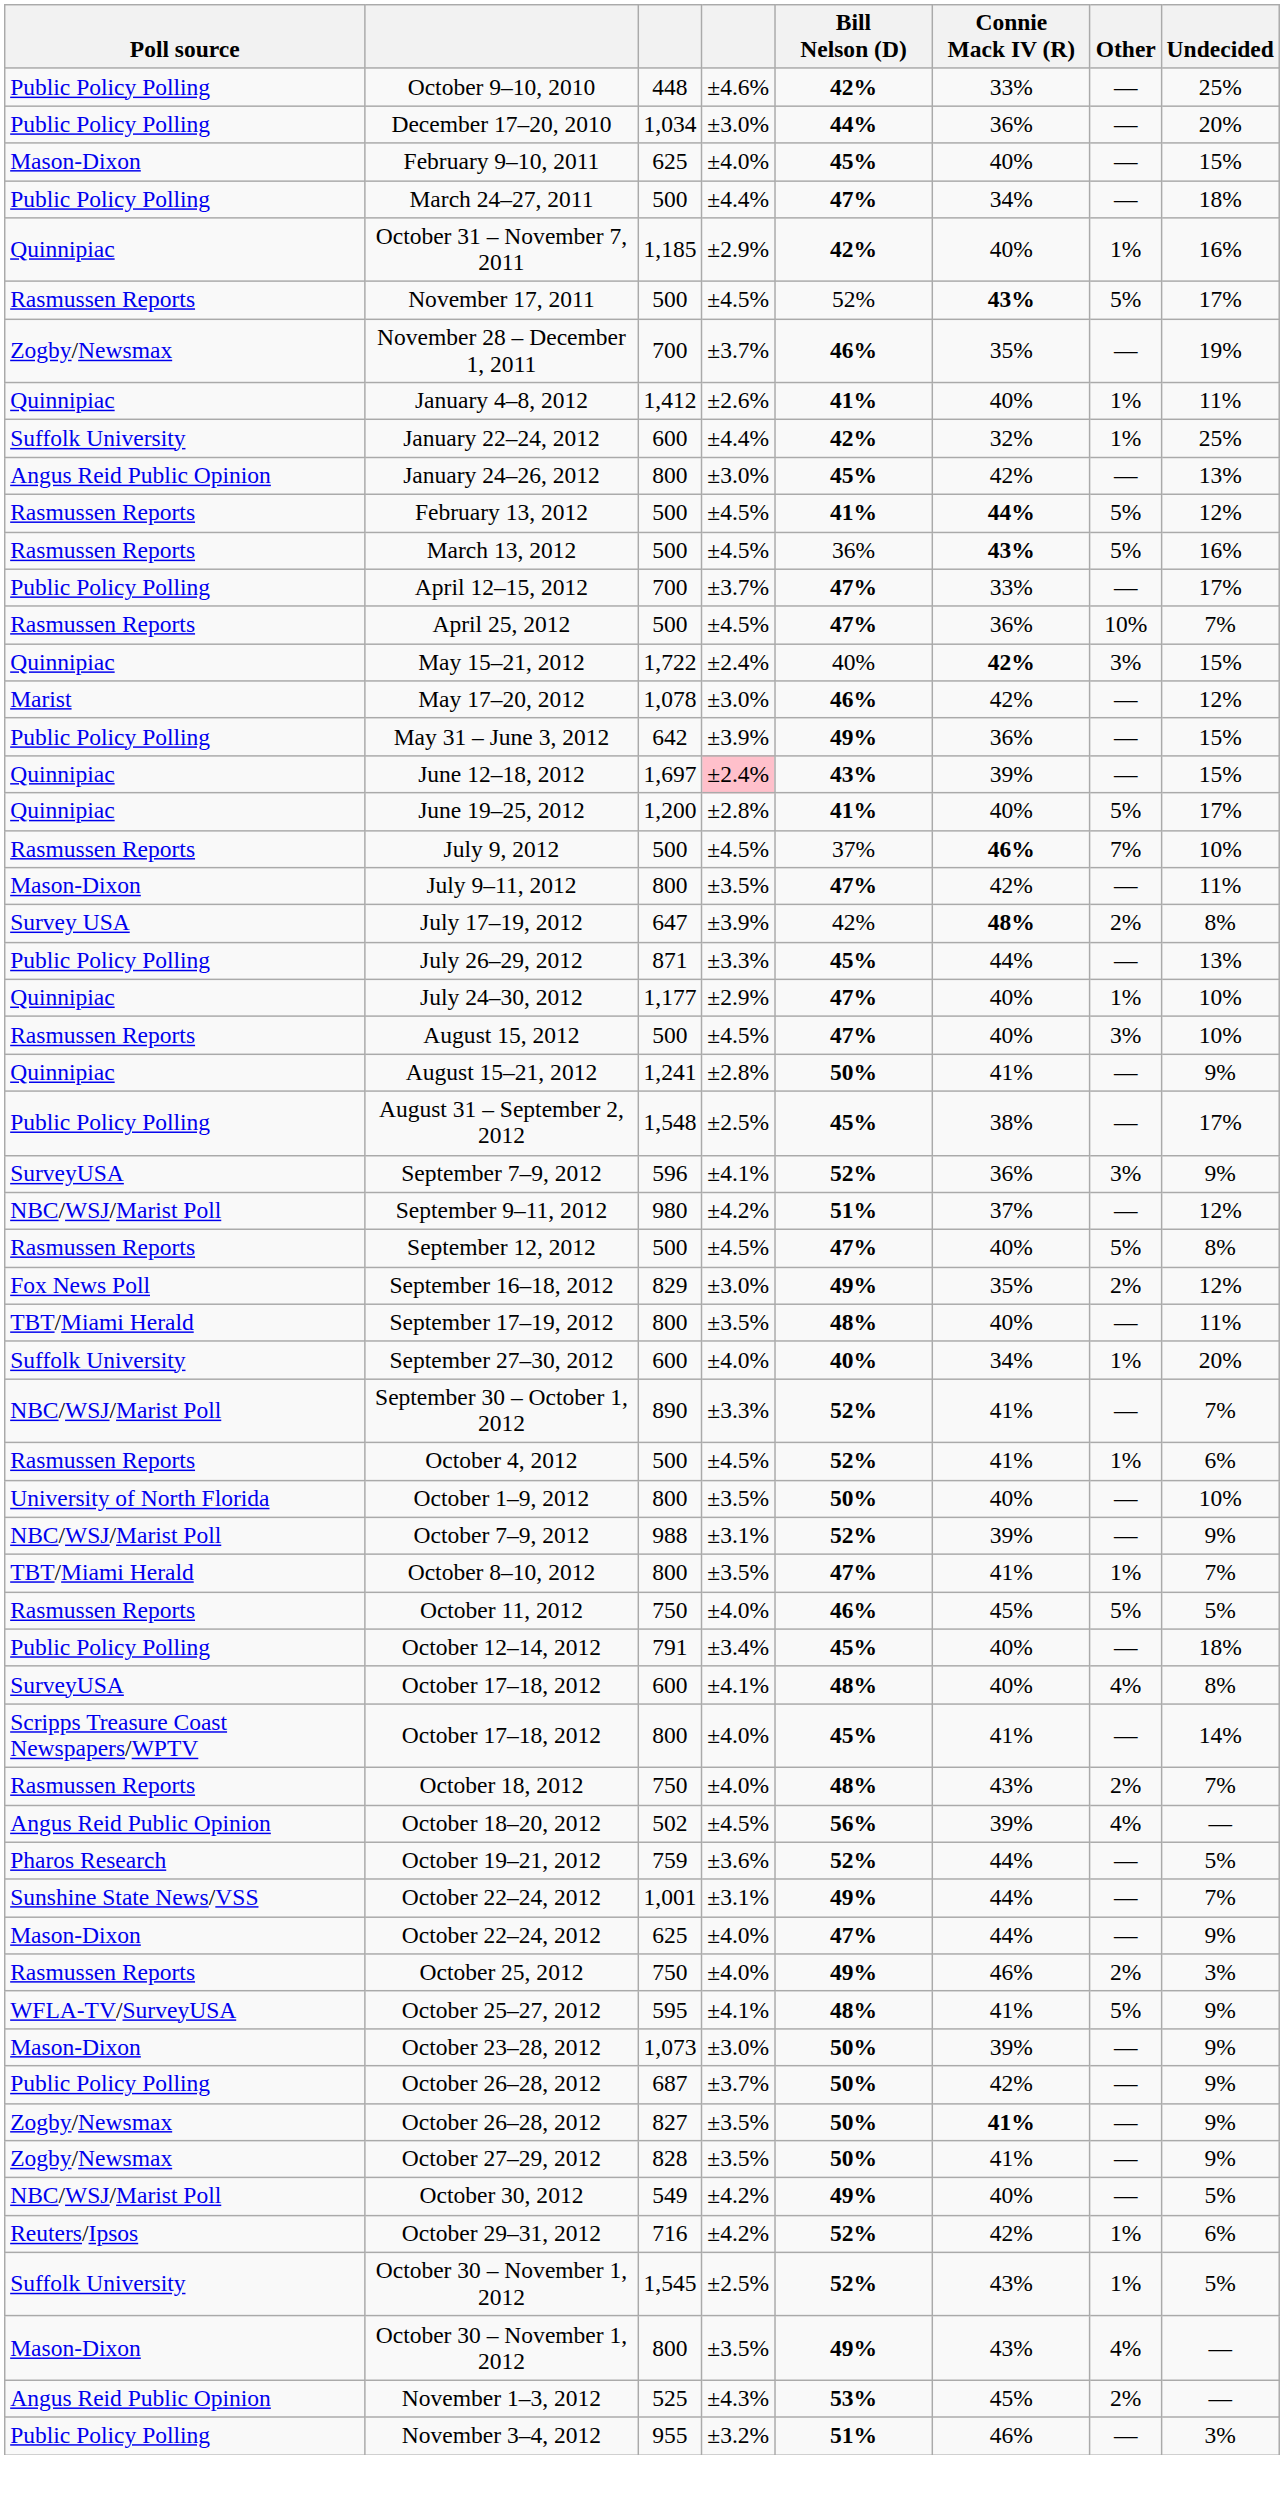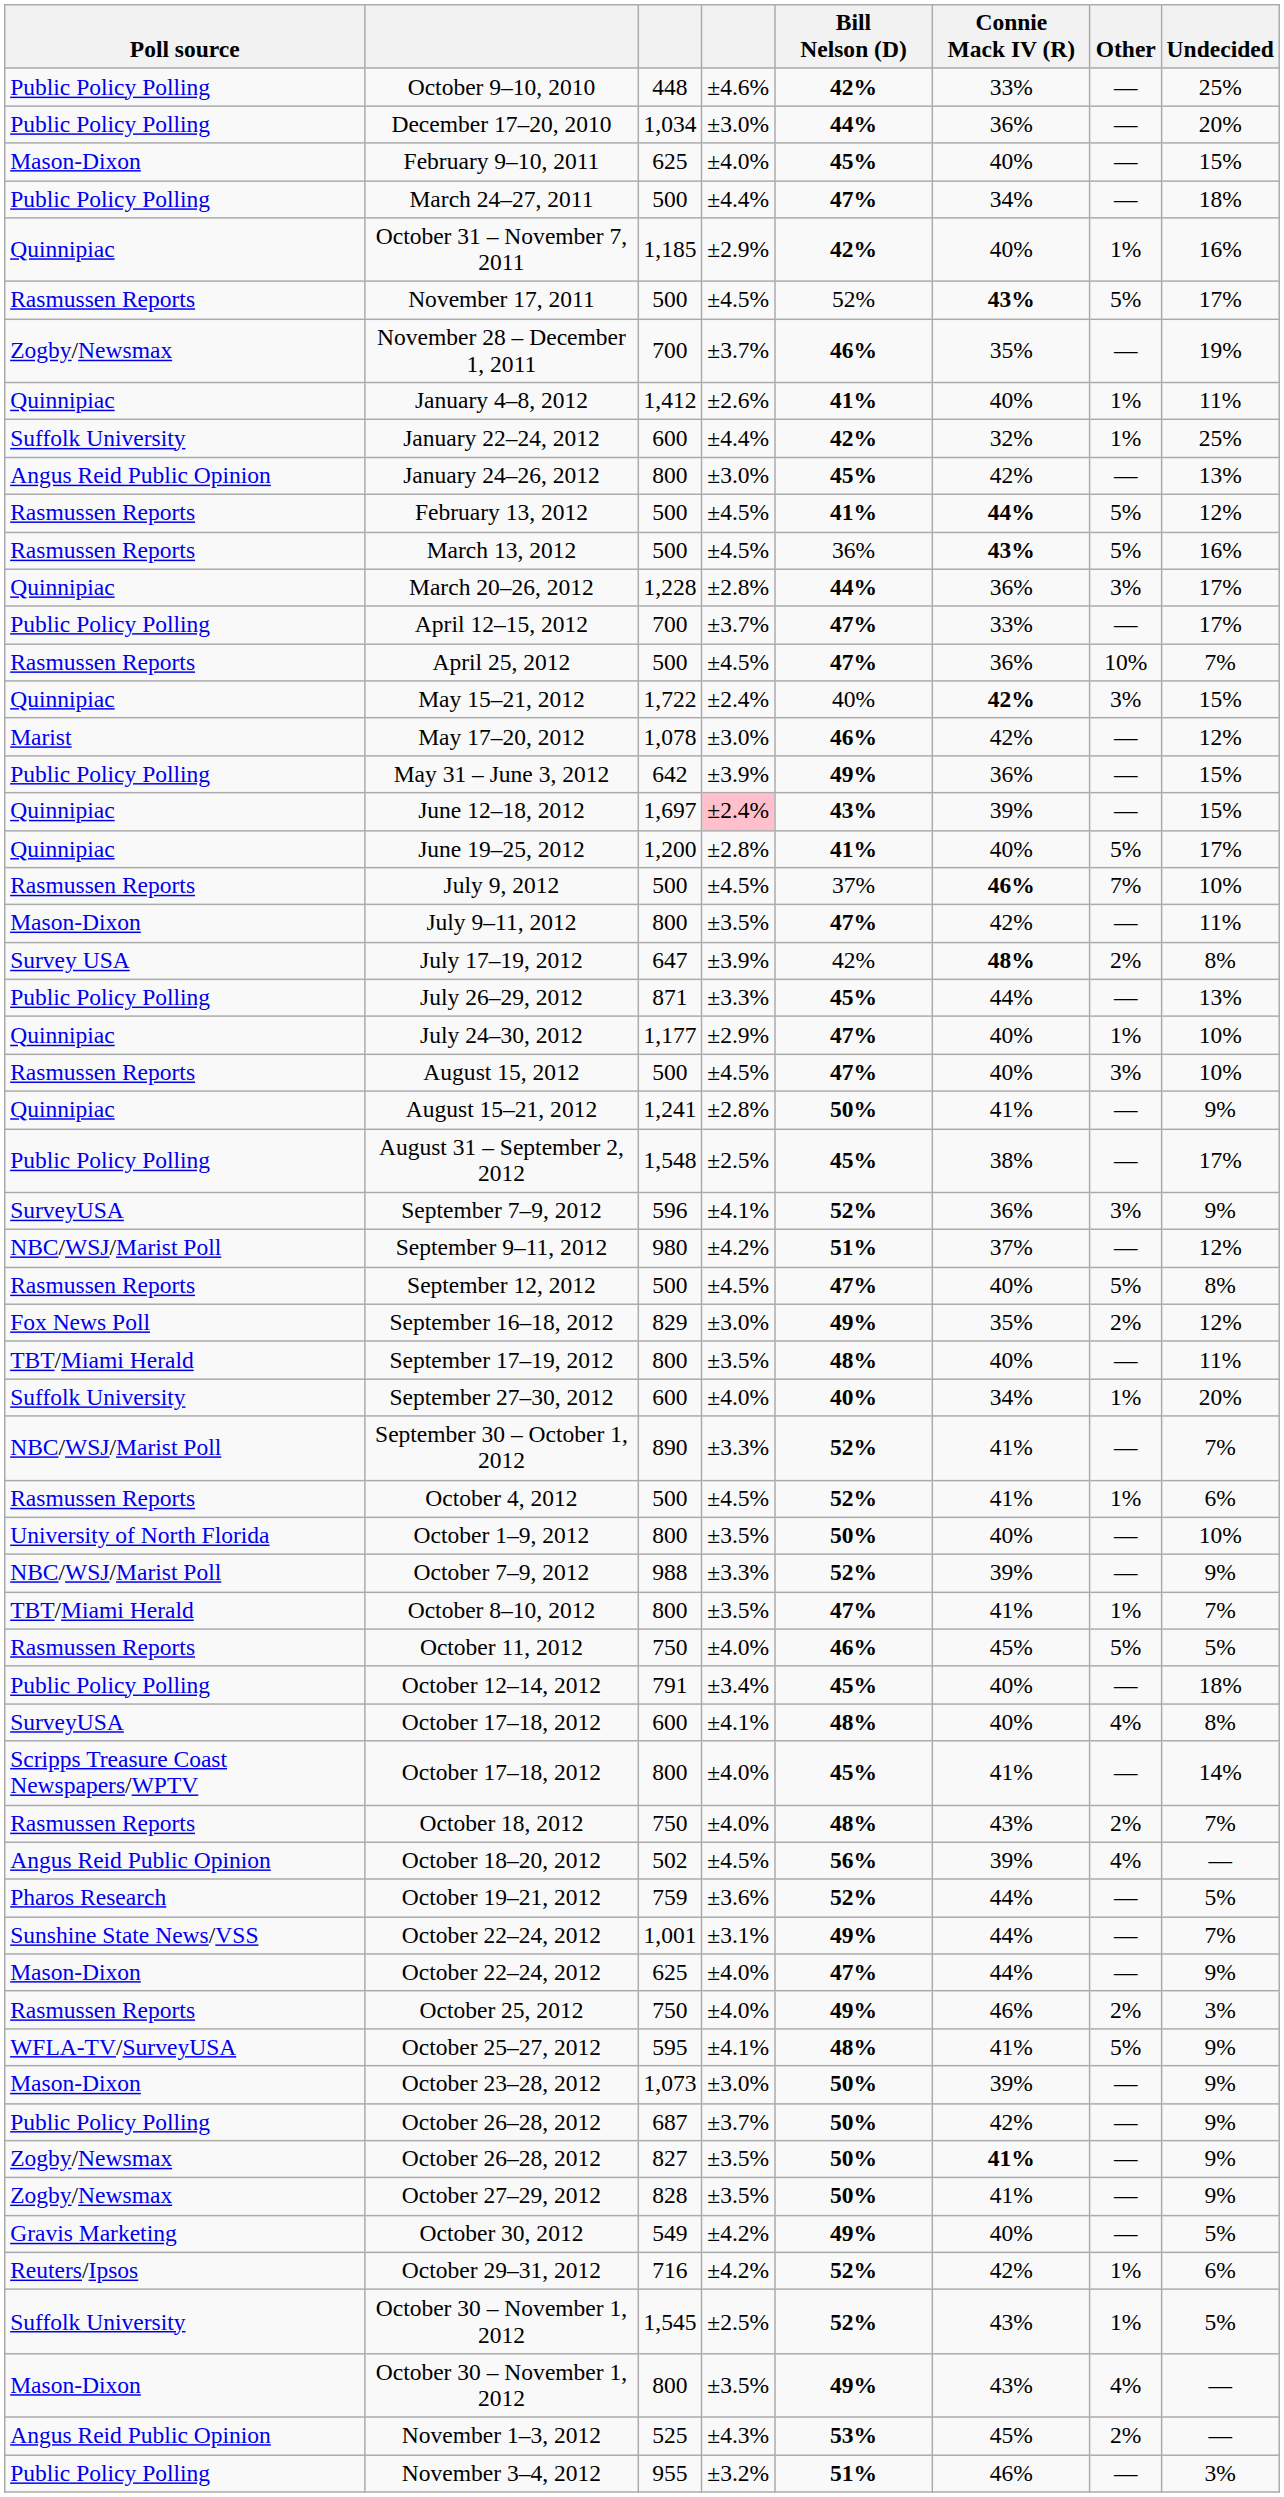+ row: (501, 587)
(738, 1535) ±3.1% -> (738, 1572) ±3.3%
(116, 2196) NBC/WSJ/Marist Poll -> (93, 2233) Gravis Marketing
